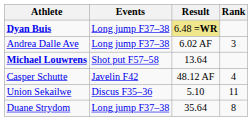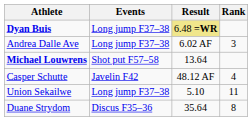(122, 92) Discus F35–36 -> (130, 92) Long jump F37–38
(130, 108) Long jump F37–38 -> (122, 108) Discus F35–36
